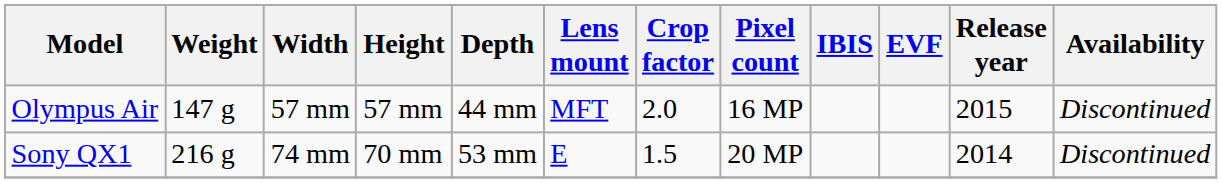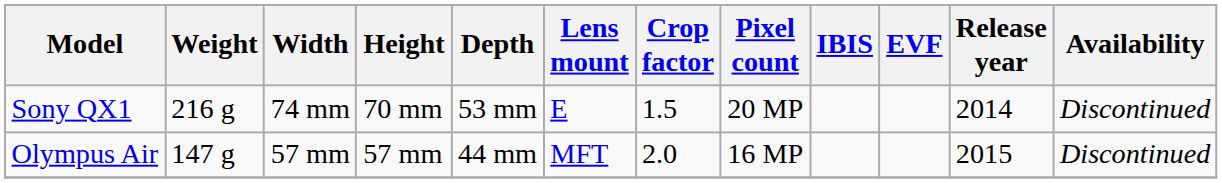rows swapped: (85, 108) <-> (72, 154)
